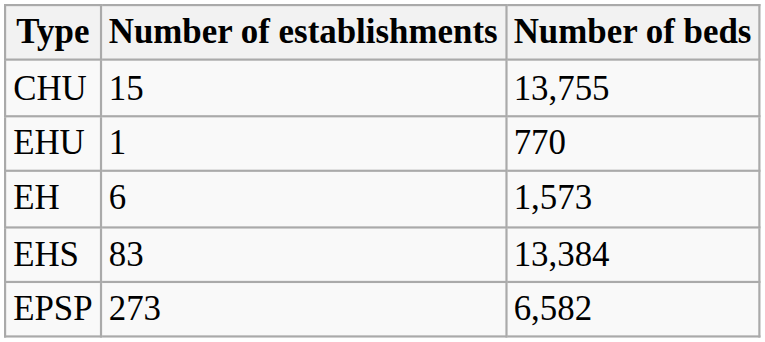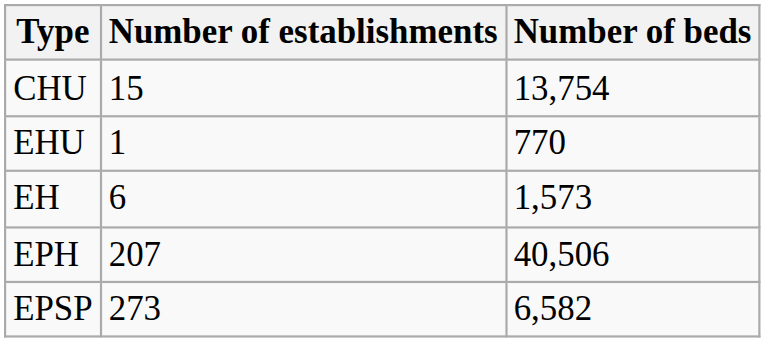(562, 87) 13,755 -> (562, 87) 13,754
- row: (46, 253)
+ row: (46, 253)
